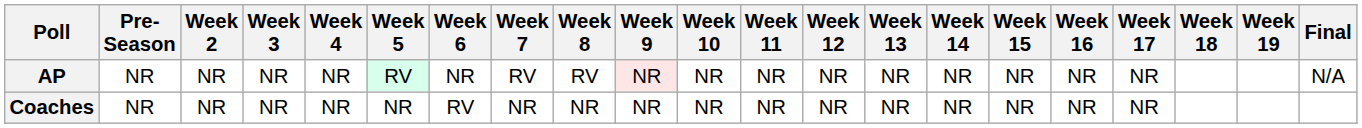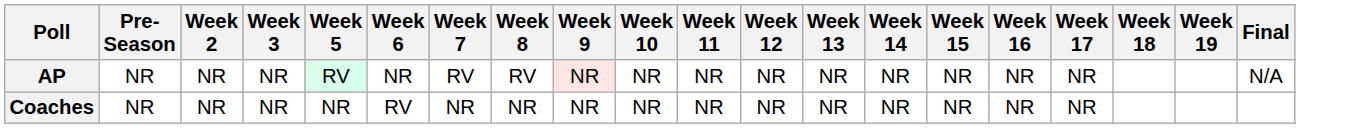- column: (336, 32)
